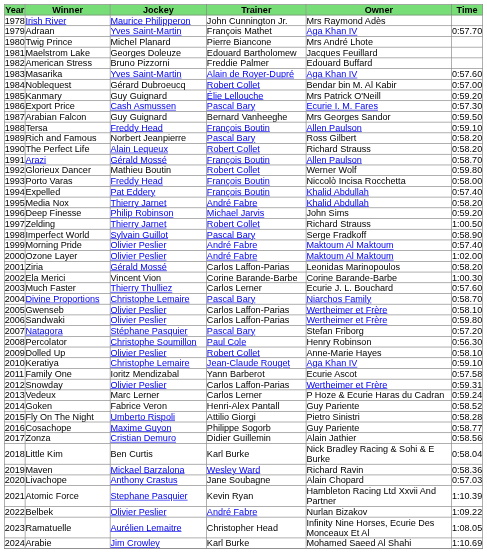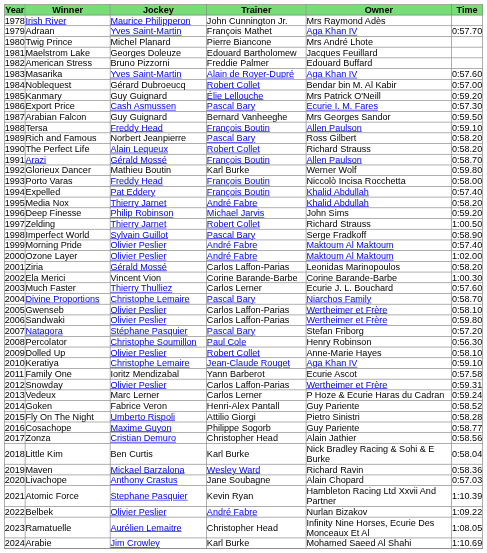(233, 170) Robert Collet -> (228, 170) Karl Burke
(239, 438) Didier Guillemin -> (242, 438) Christopher Head
